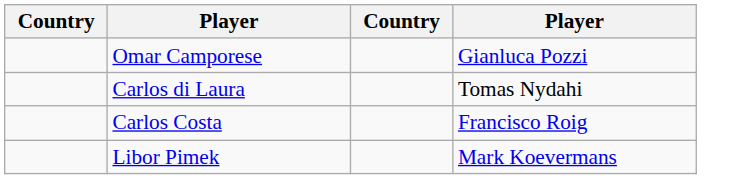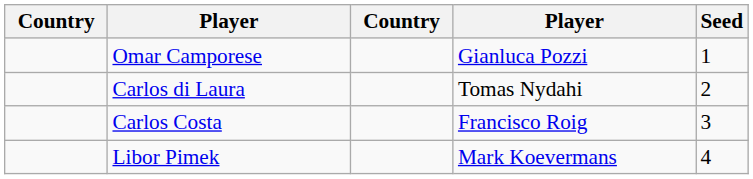+ column: (722, 21)
